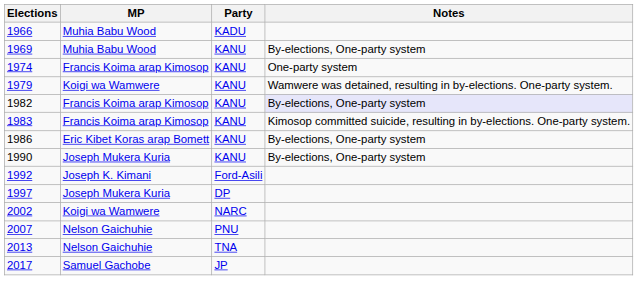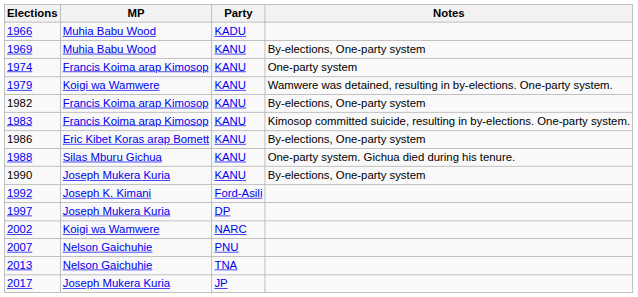(347, 103) lavender background -> (347, 103) no background
+ row: (20, 157)
(107, 265) Samuel Gachobe -> (116, 283) Joseph Mukera Kuria
